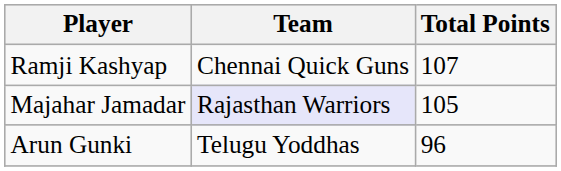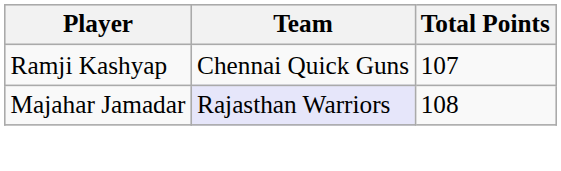(440, 104) 105 -> (440, 104) 108
- row: (71, 144)
